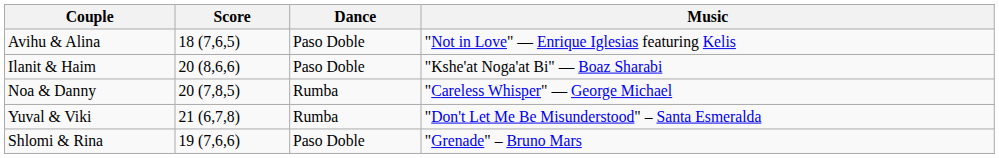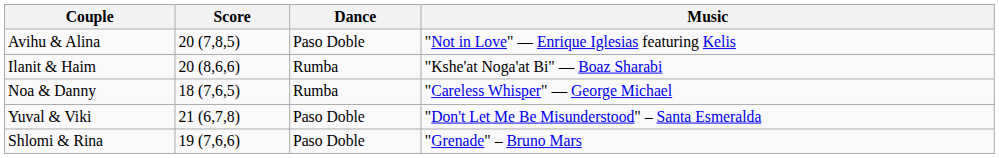(209, 41) 18 (7,6,5) -> (209, 41) 20 (7,8,5)
(329, 66) Paso Doble -> (316, 66) Rumba
(209, 91) 20 (7,8,5) -> (209, 91) 18 (7,6,5)
(316, 116) Rumba -> (329, 116) Paso Doble
